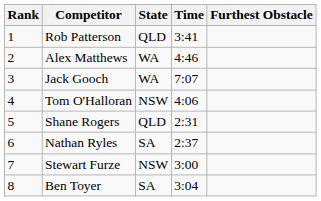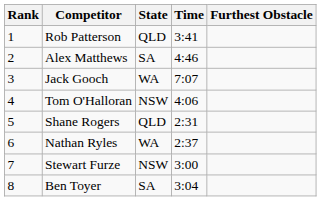(149, 57) WA -> (147, 57) SA
(147, 143) SA -> (149, 143) WA
